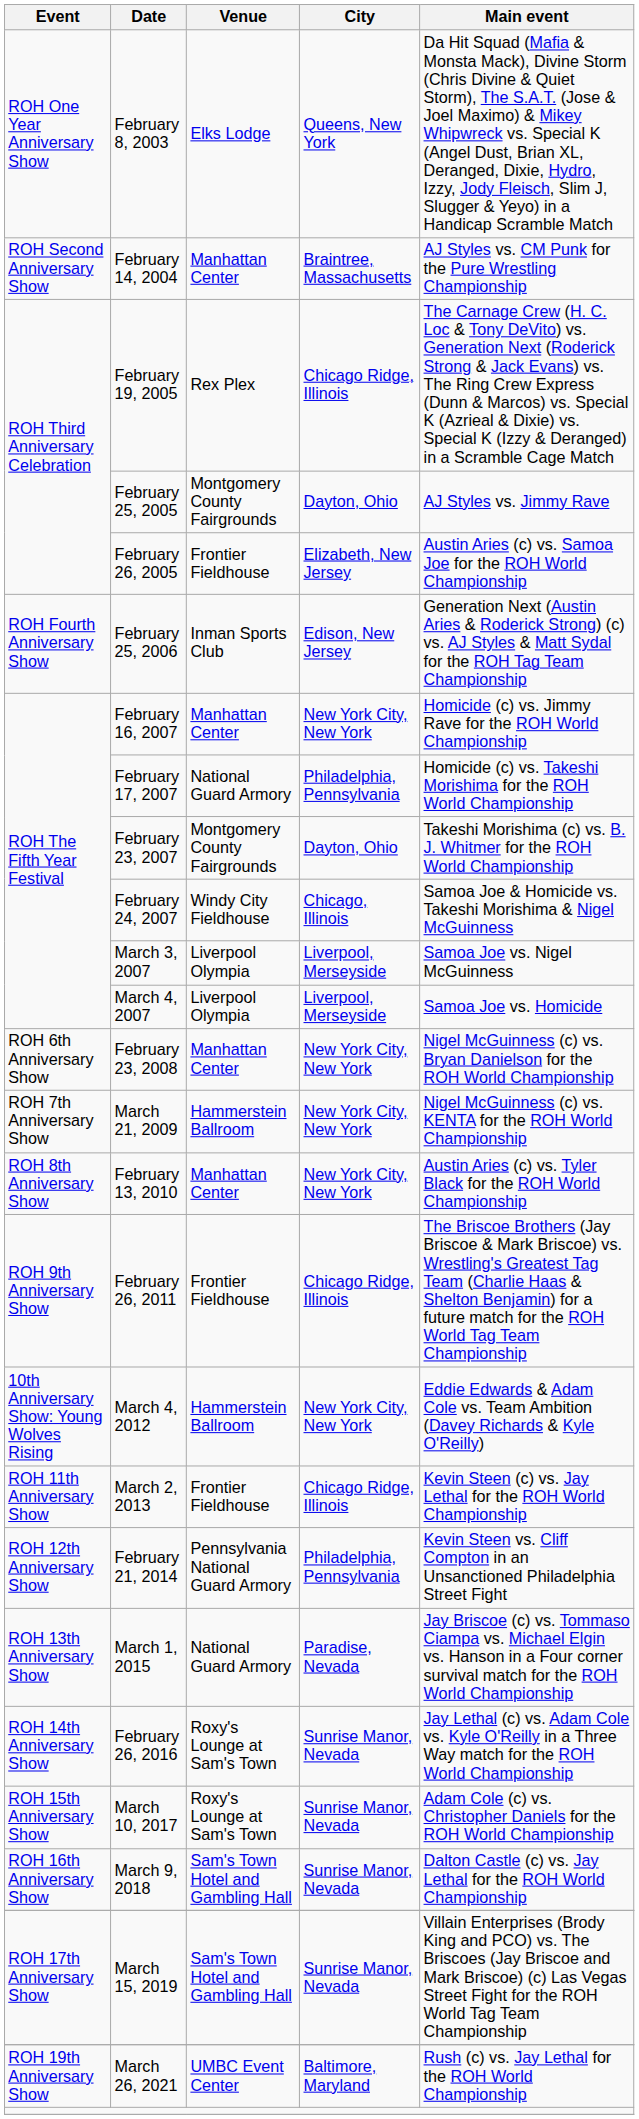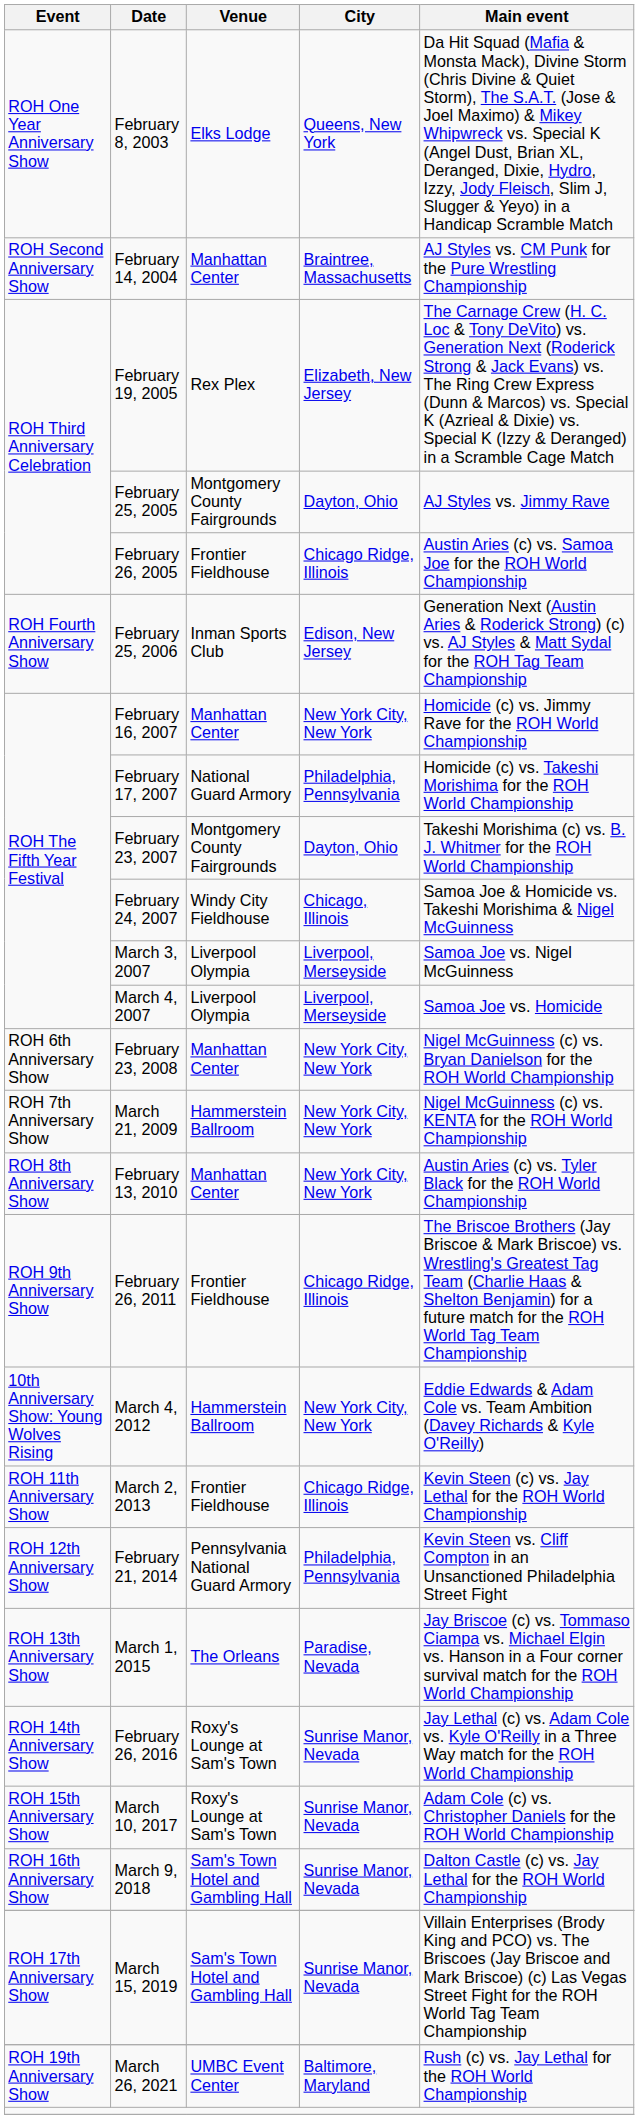(359, 385) Chicago Ridge, Illinois -> (357, 385) Elizabeth, New Jersey
(357, 563) Elizabeth, New Jersey -> (359, 563) Chicago Ridge, Illinois
(241, 1657) National Guard Armory -> (235, 1657) The Orleans
